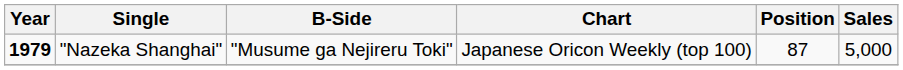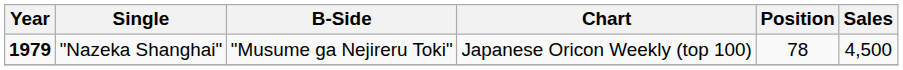(798, 49) 87 -> (798, 49) 78
(868, 49) 5,000 -> (868, 49) 4,500
